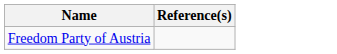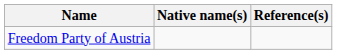+ column: (202, 15)
